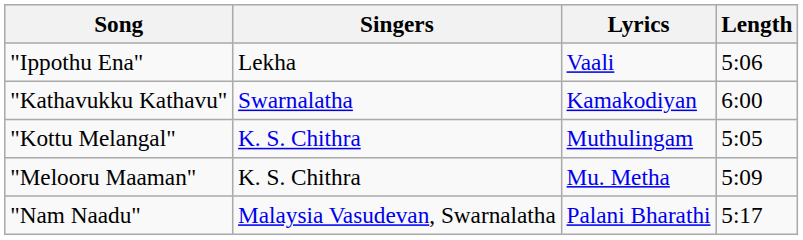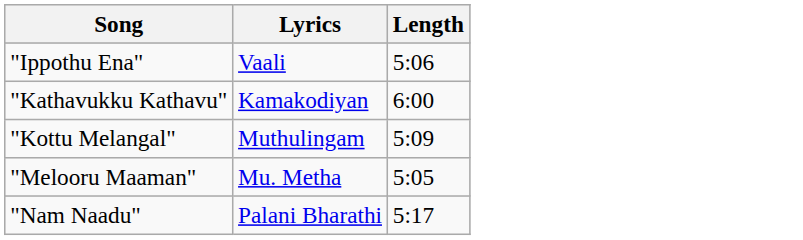- column: (397, 23)
(742, 138) 5:05 -> (413, 138) 5:09
(742, 177) 5:09 -> (413, 177) 5:05
